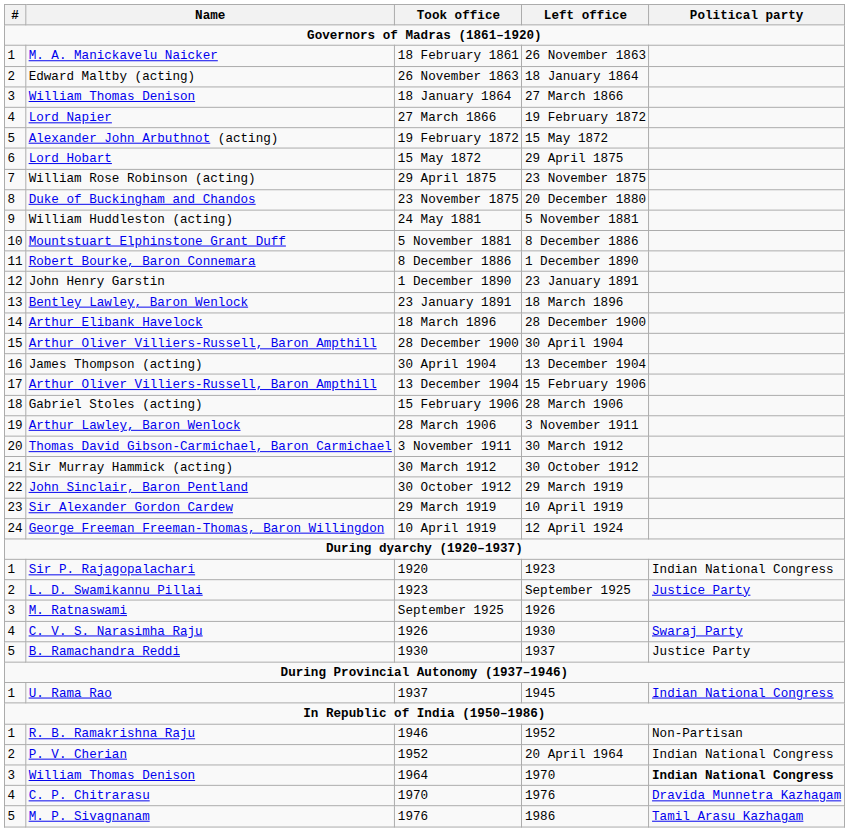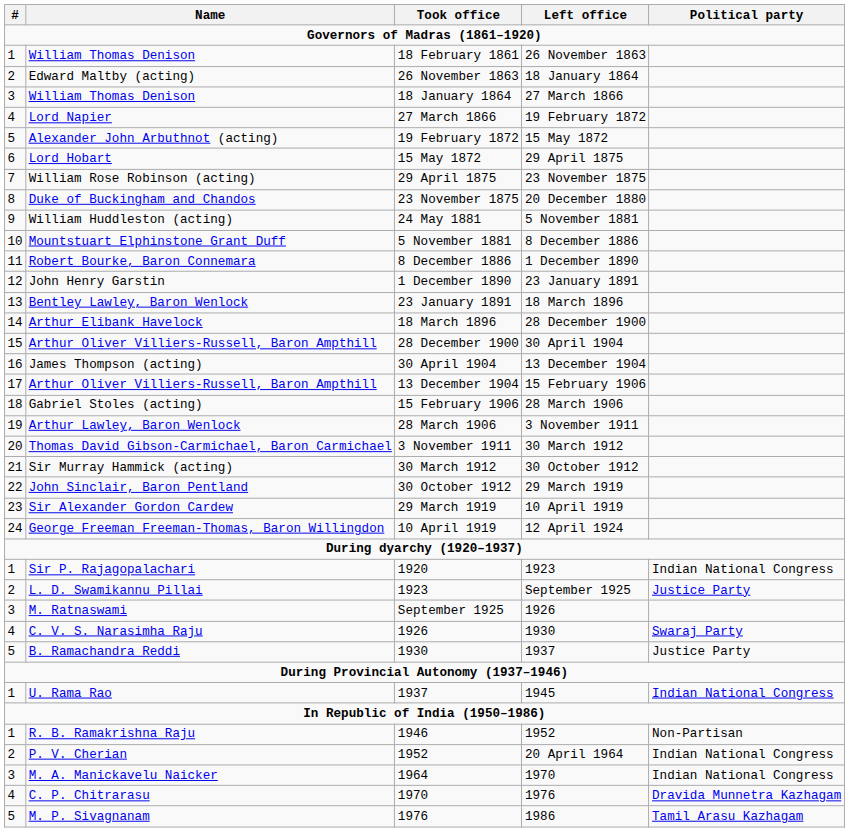(123, 56) M. A. Manickavelu Naicker -> (112, 56) William Thomas Denison
(112, 775) William Thomas Denison -> (123, 775) M. A. Manickavelu Naicker
(743, 775) bold -> (743, 775) normal
